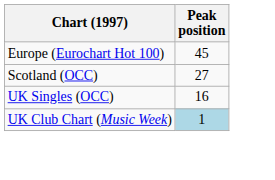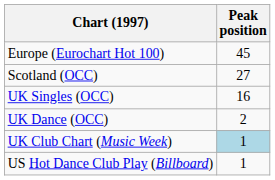+ row: (58, 119)
+ row: (110, 163)
